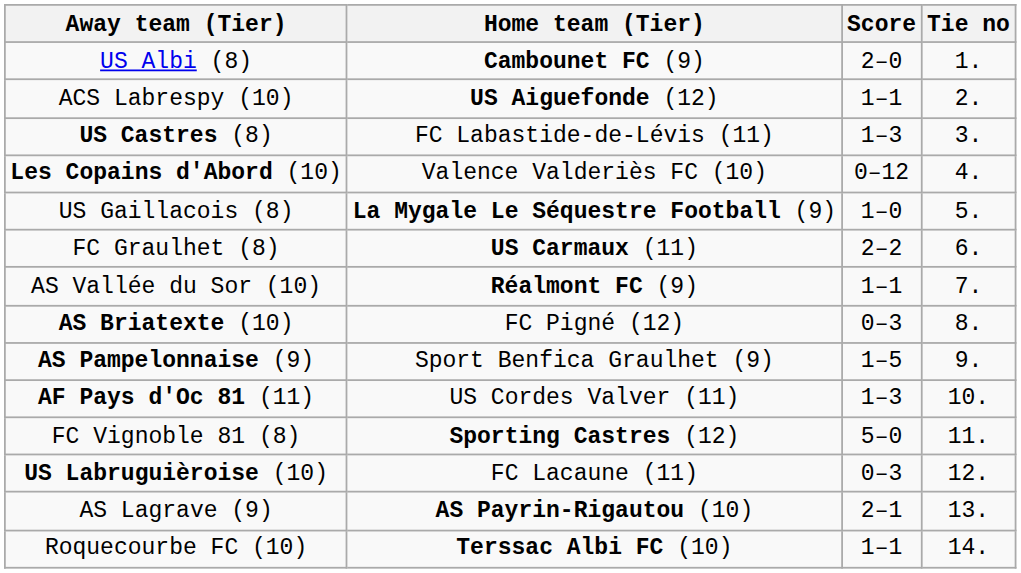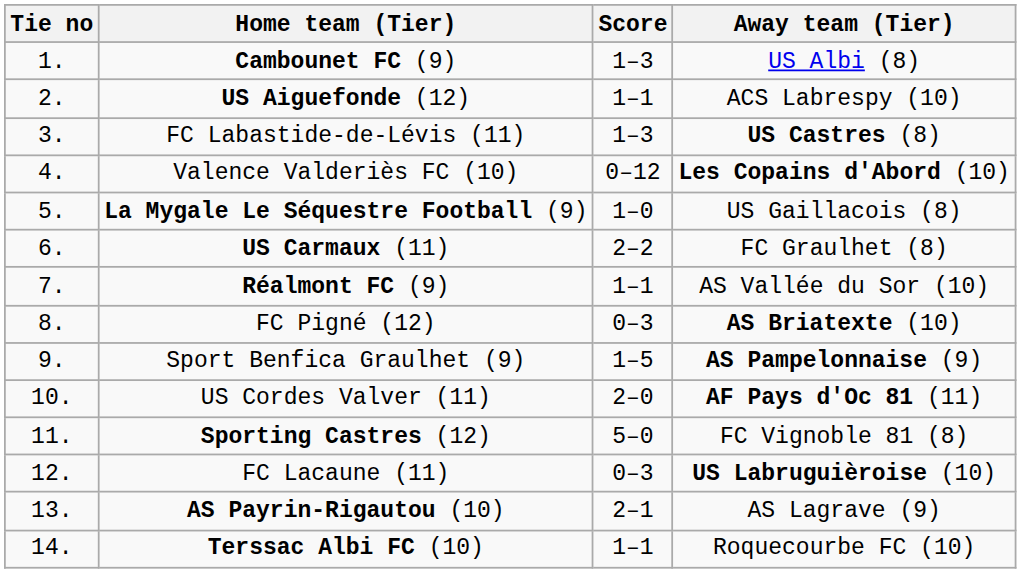columns swapped: (968, 24) <-> (176, 24)
(882, 61) 2–0 -> (633, 61) 1–3
(882, 399) 1–3 -> (633, 399) 2–0
